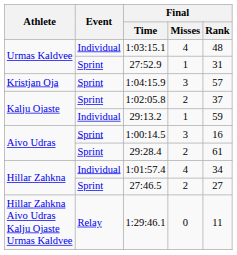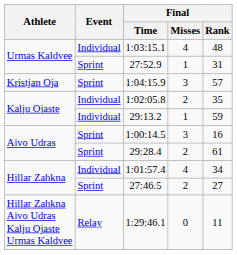(90, 100) Sprint -> (99, 100) Individual
(217, 100) 37 -> (217, 100) 35
